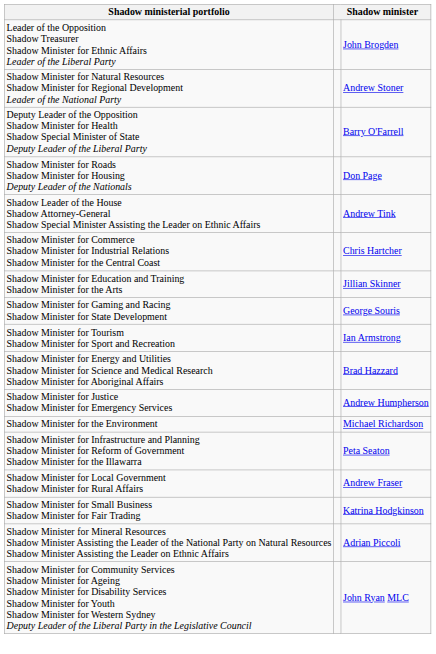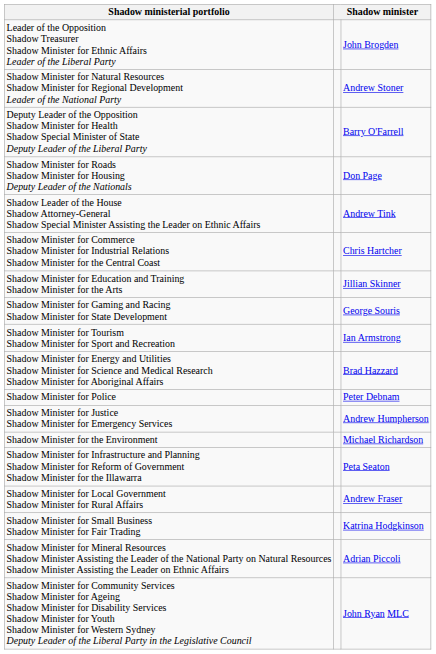+ row: (61, 397)
